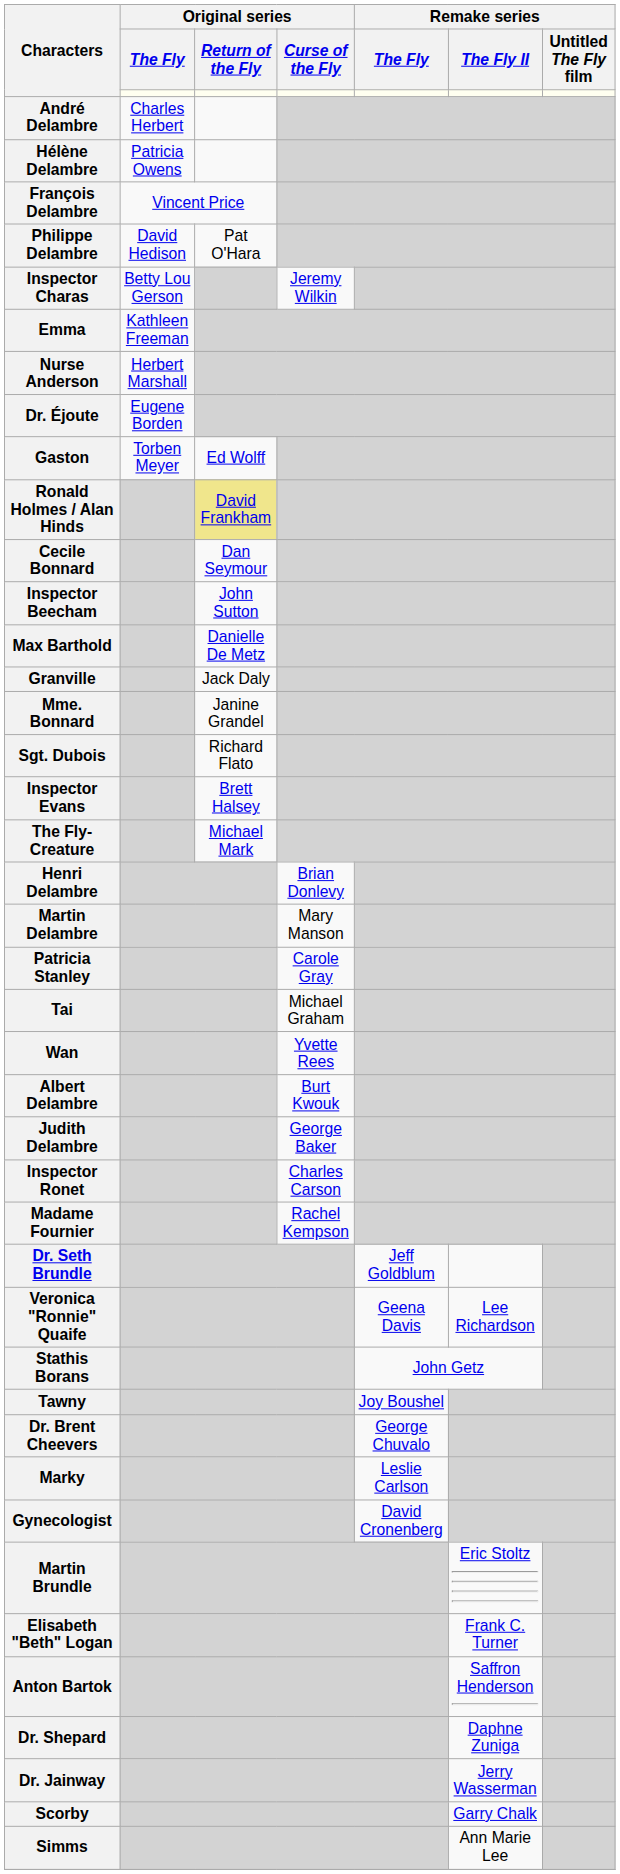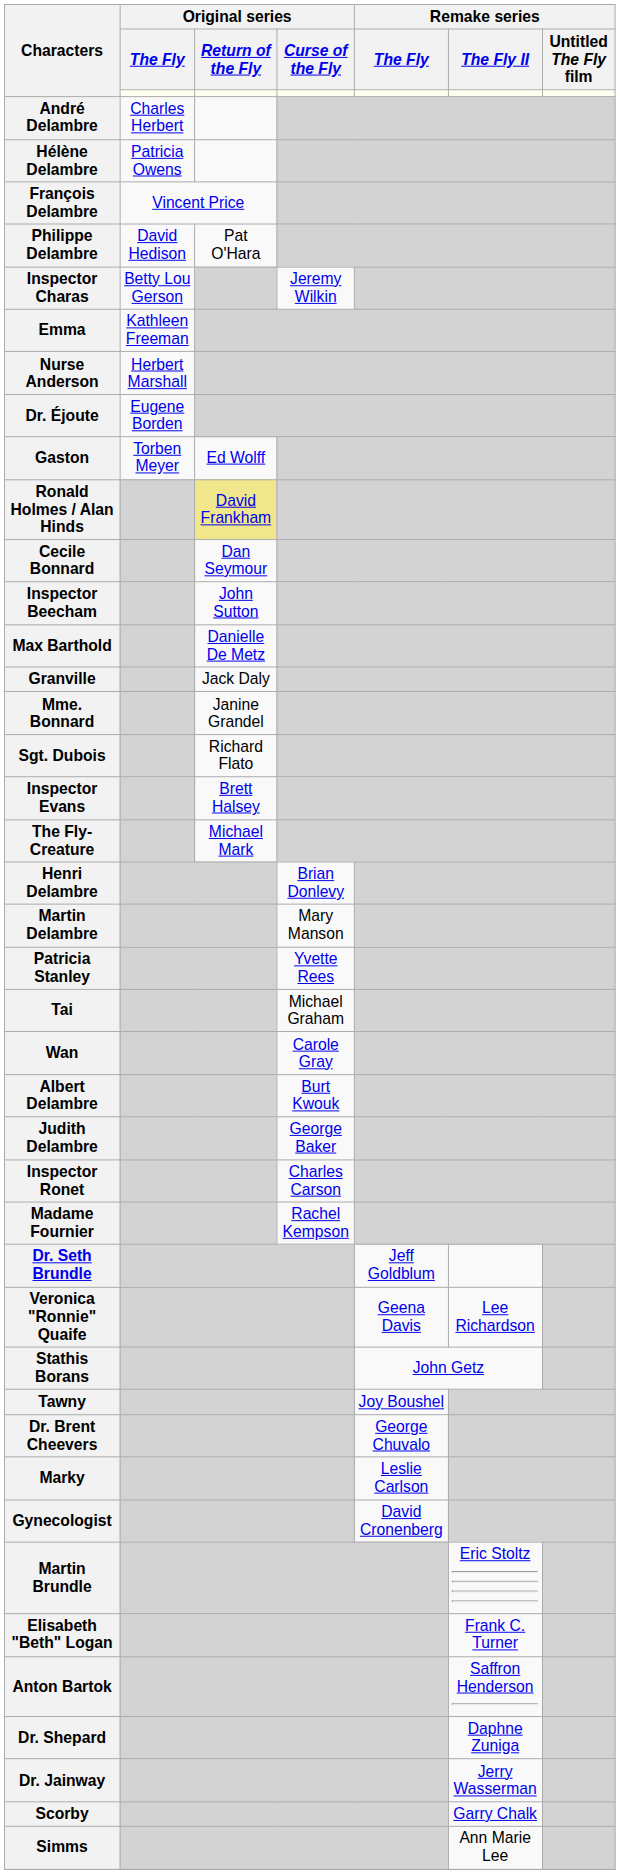(316, 968) Carole Gray -> (316, 968) Yvette Rees
(316, 1053) Yvette Rees -> (316, 1053) Carole Gray
